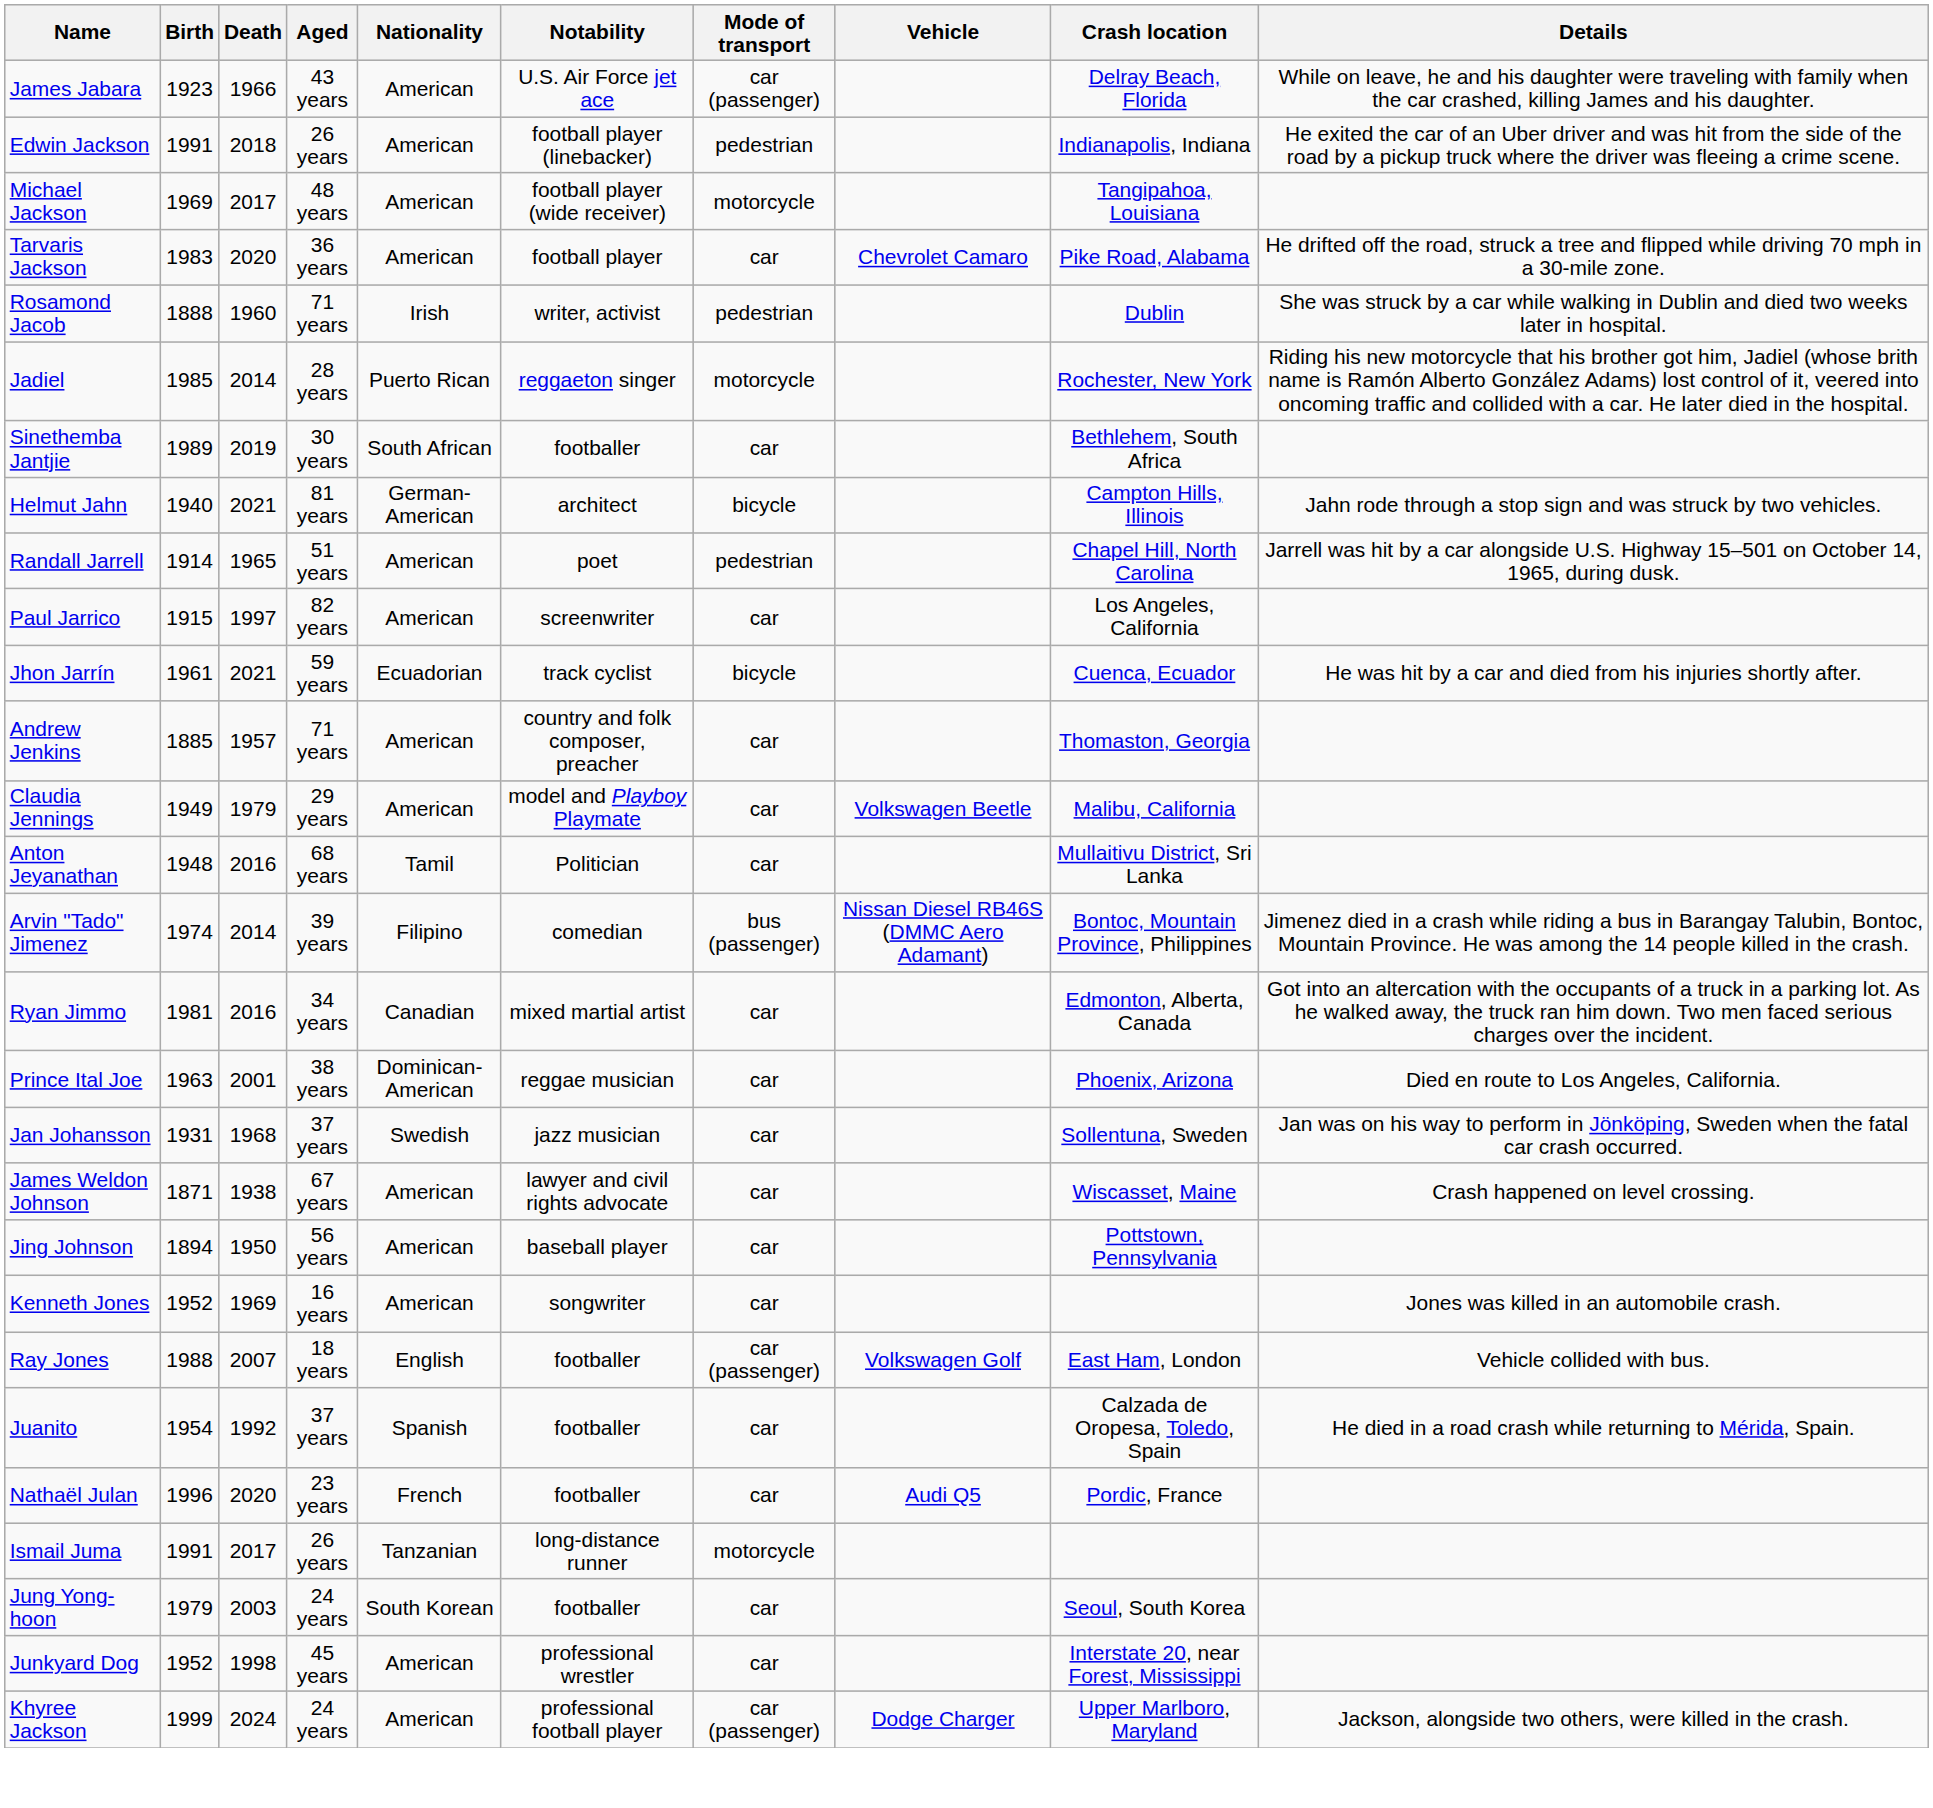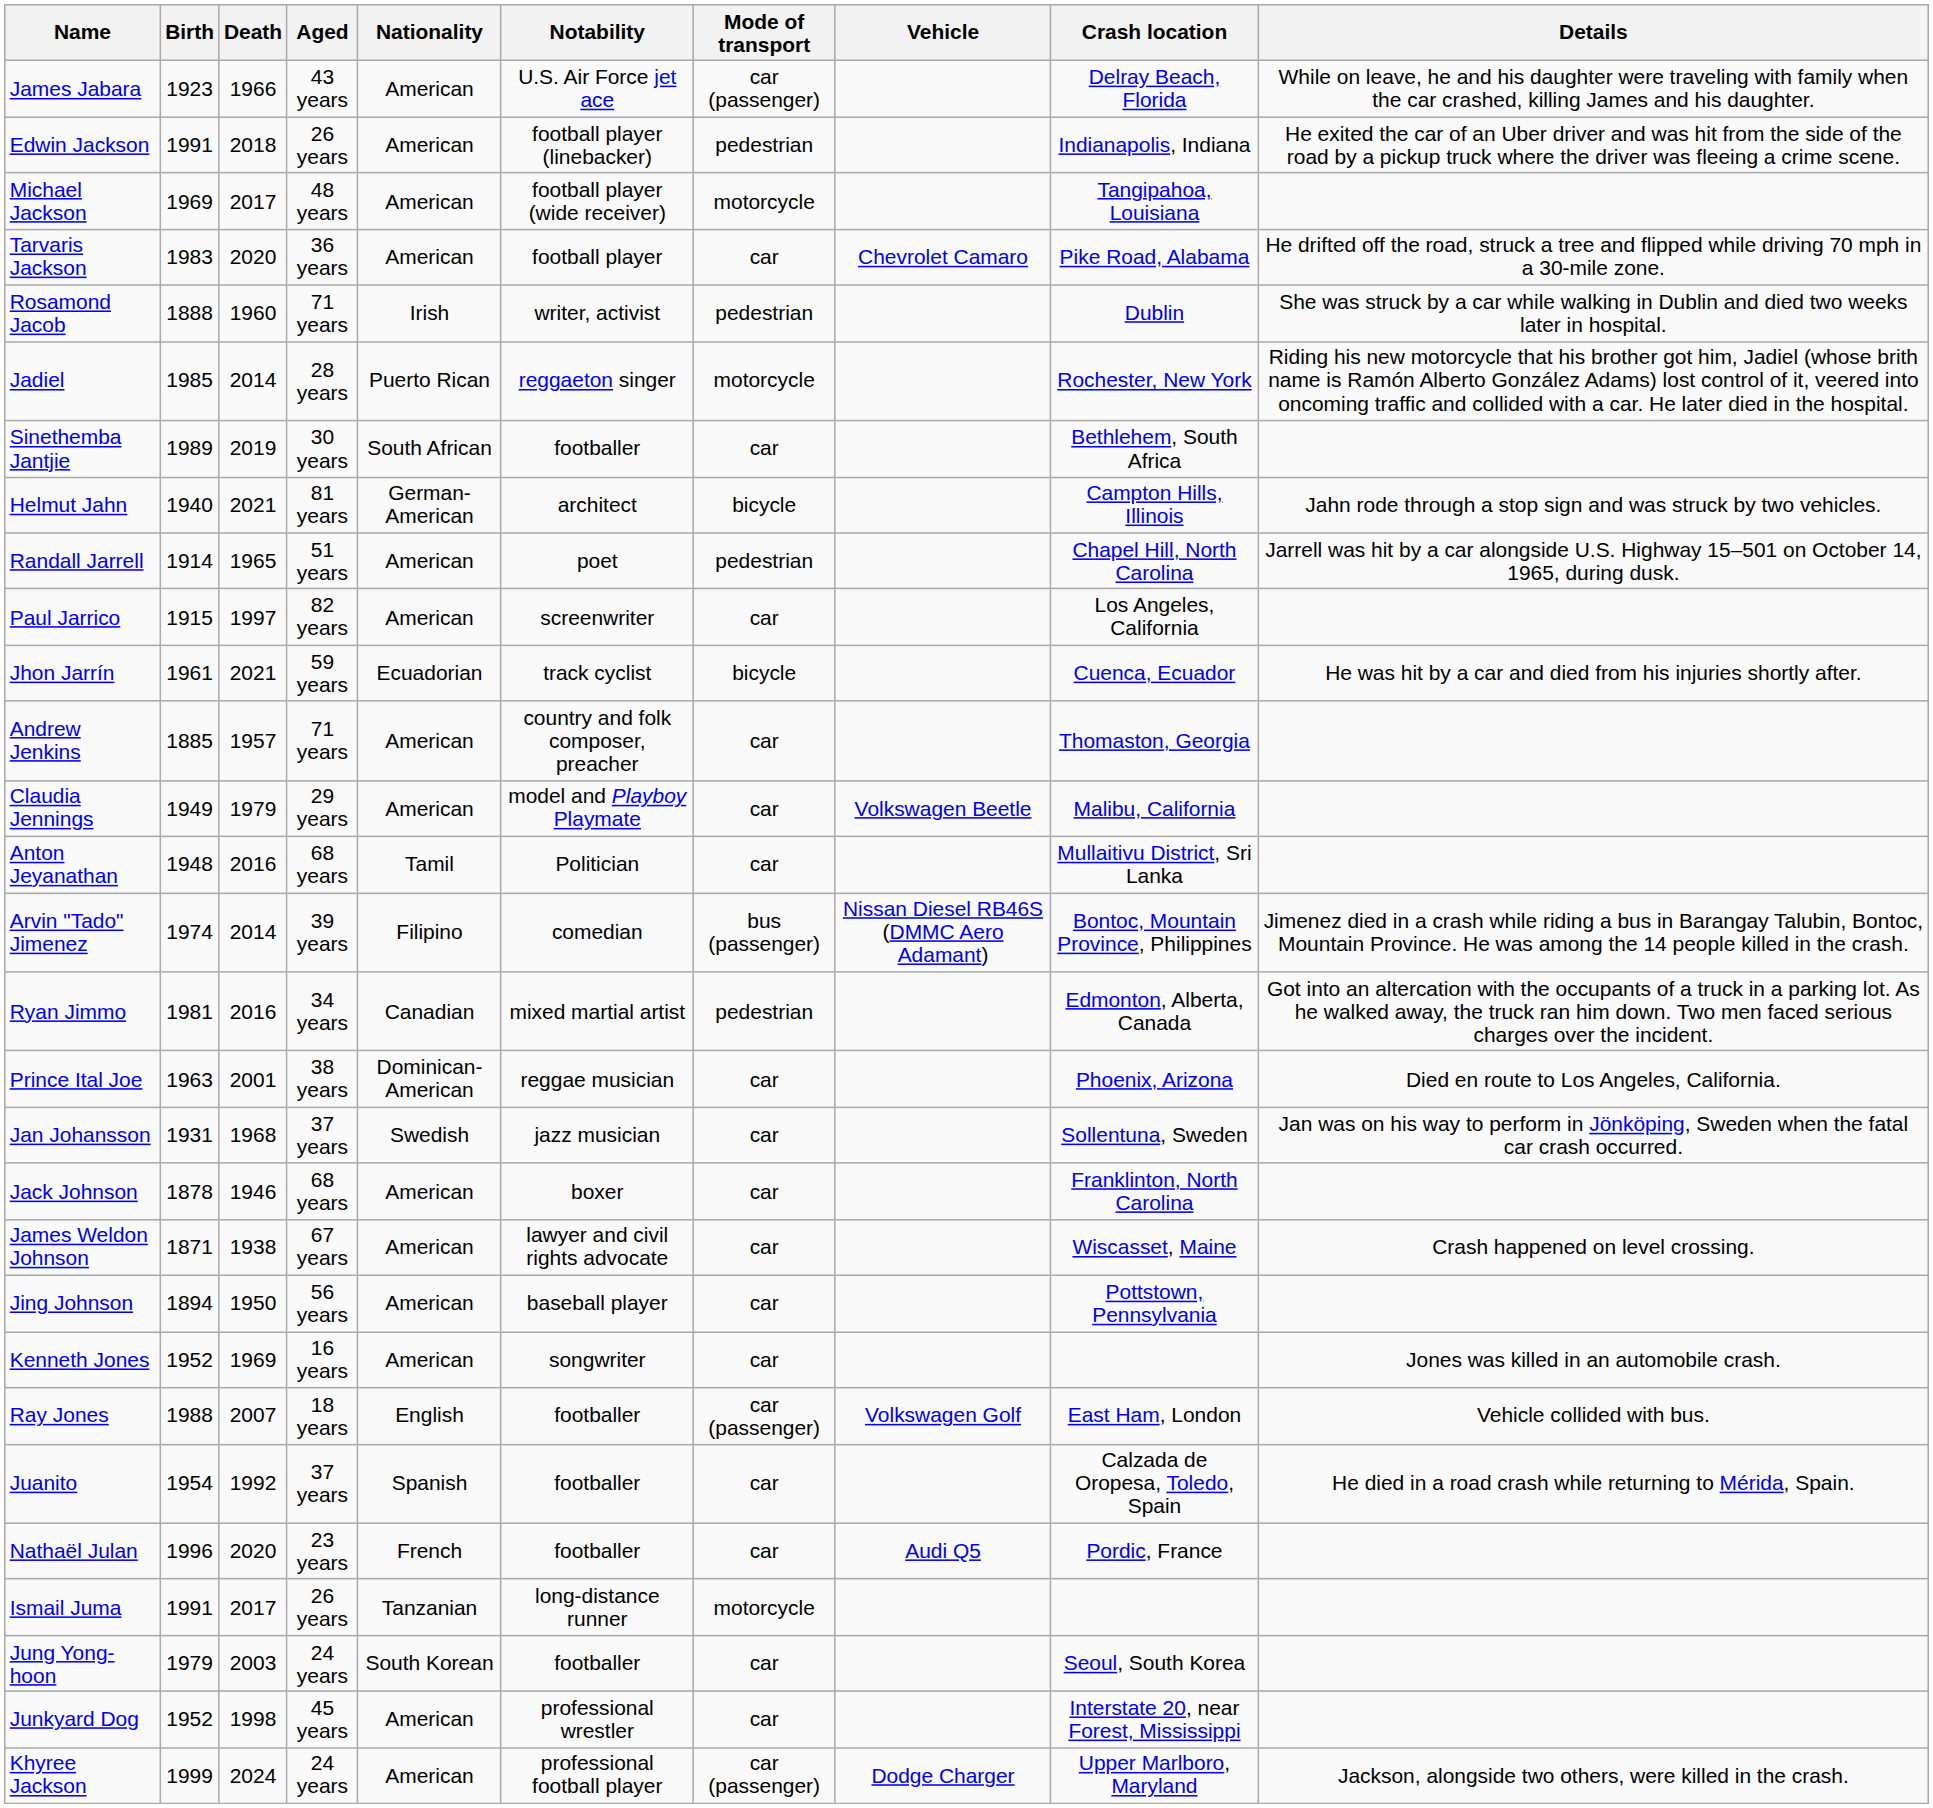(764, 1011) car -> (764, 1011) pedestrian
+ row: (74, 1191)
